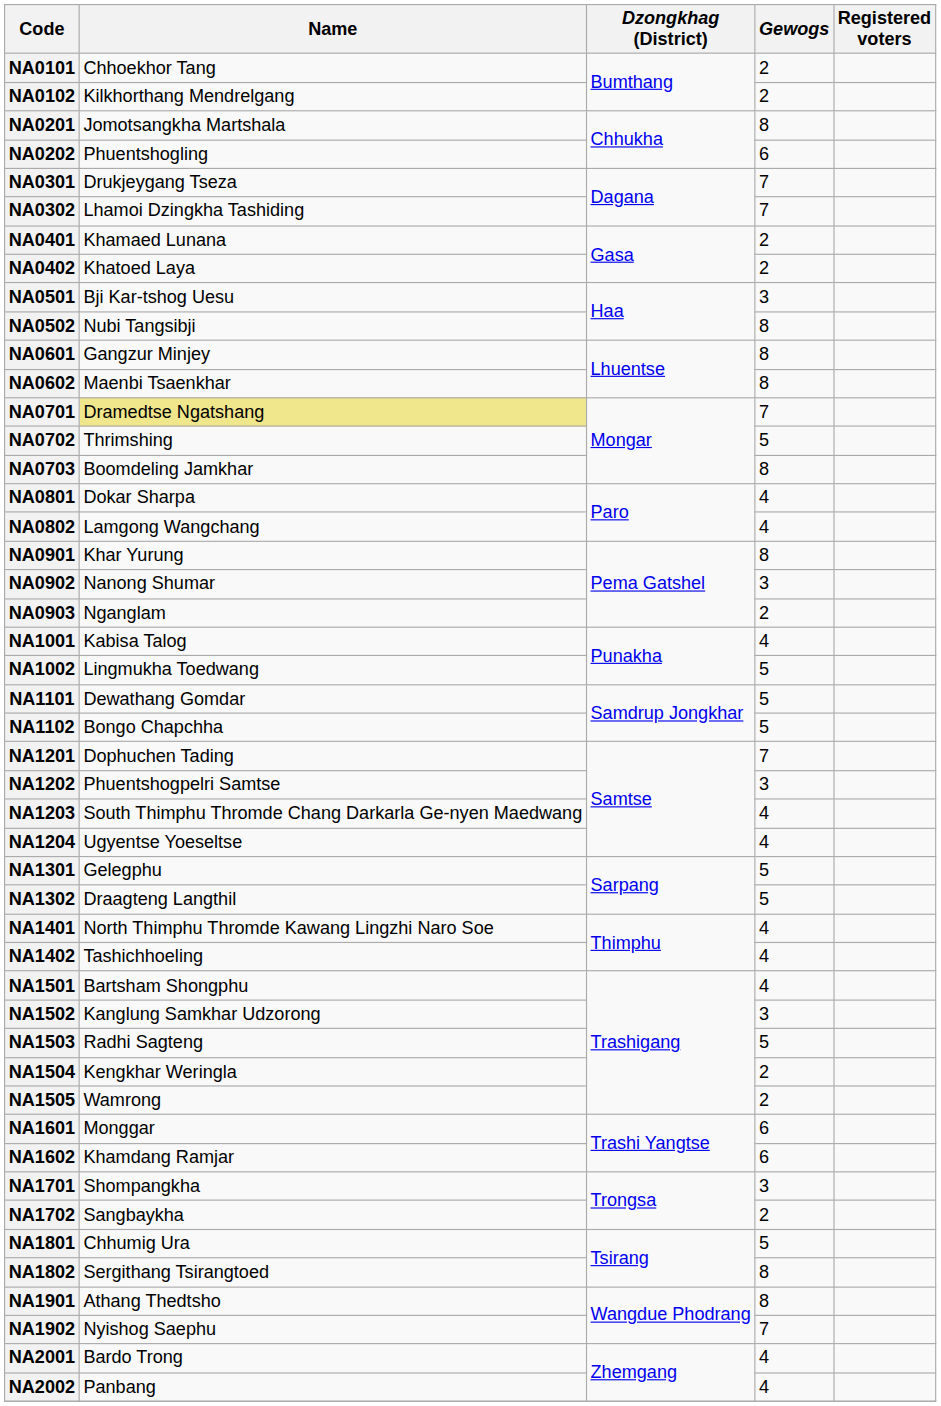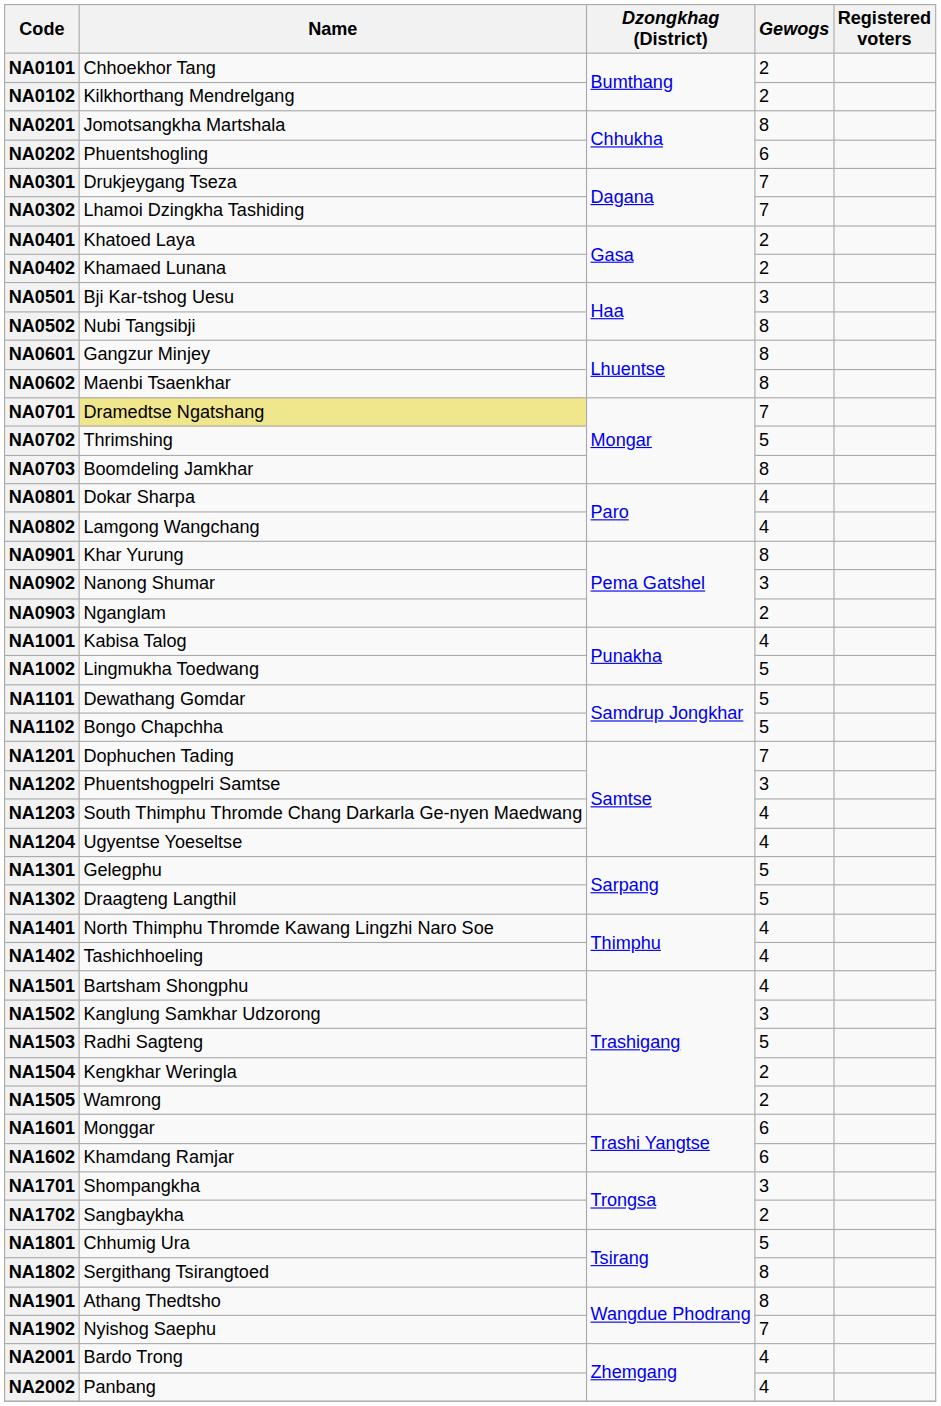(155, 239) Khamaed Lunana -> (139, 239) Khatoed Laya
(139, 268) Khatoed Laya -> (155, 268) Khamaed Lunana
